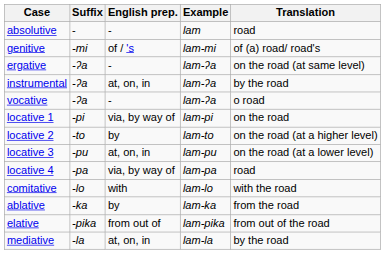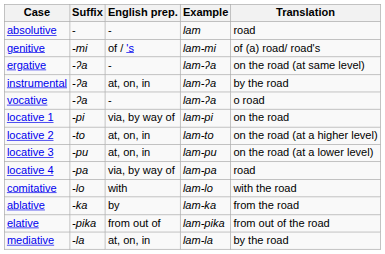(114, 135) by -> (129, 135) at, on, in
